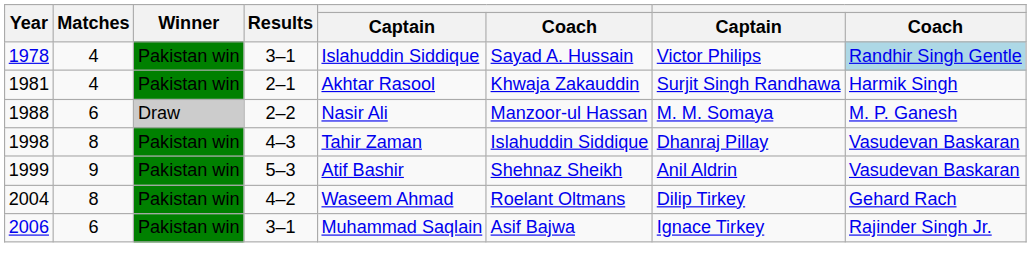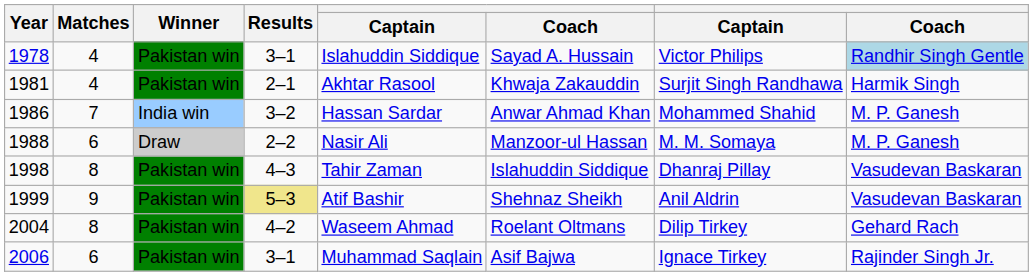+ row: (29, 113)
(280, 170) no background -> (280, 199) khaki background
